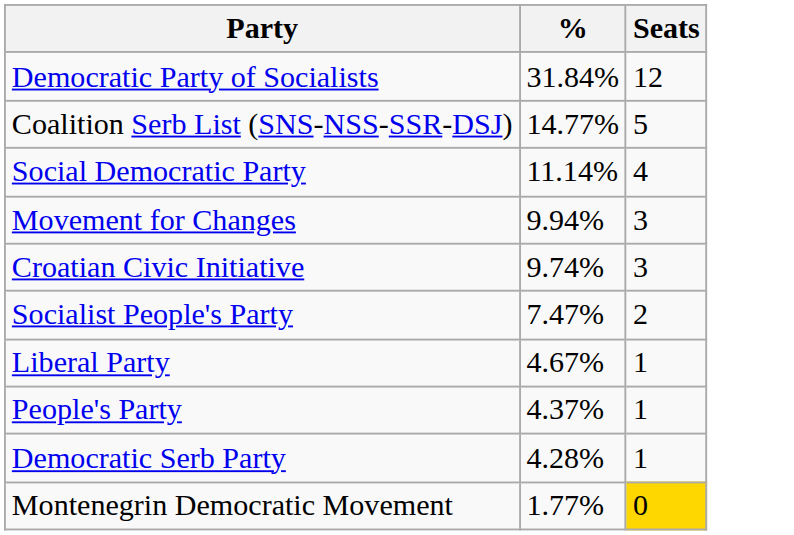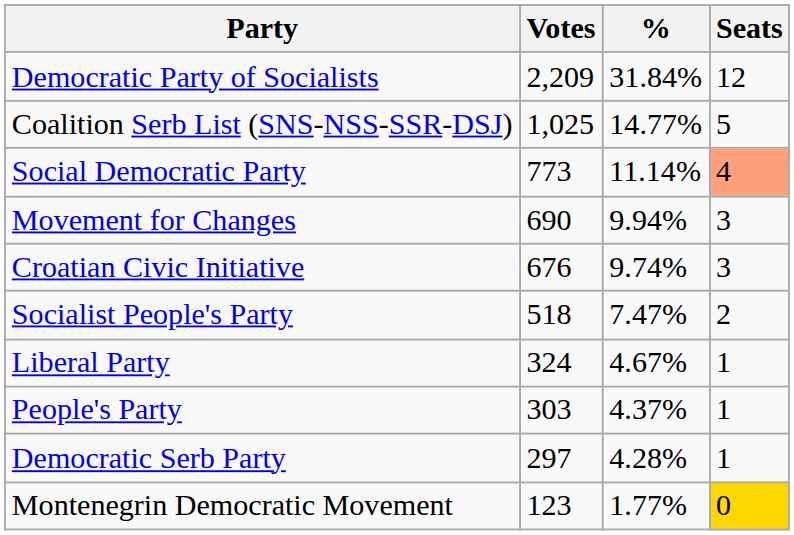+ column: (561, 28)
(640, 171) no background -> (723, 171) lightsalmon background
